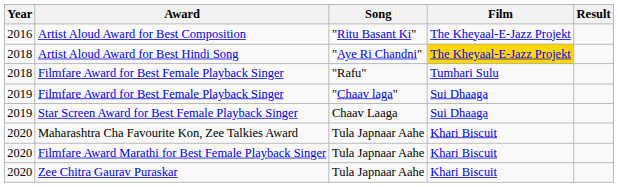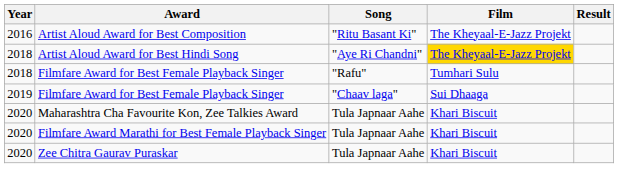- row: (168, 113)
